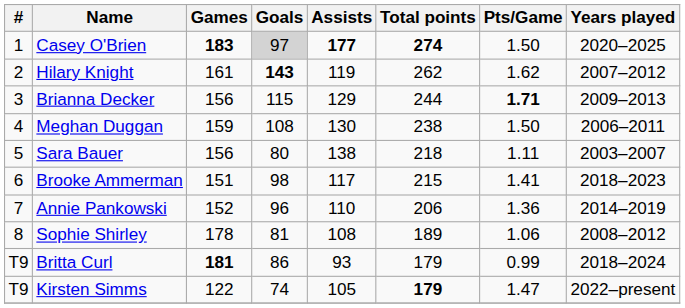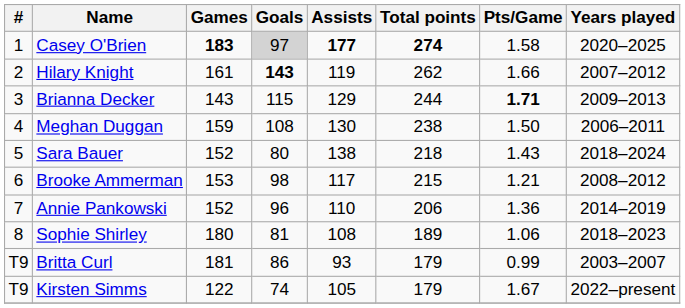(523, 45) 1.50 -> (523, 45) 1.58
(523, 72) 1.62 -> (523, 72) 1.66
(219, 99) 156 -> (219, 99) 143
(219, 153) 156 -> (219, 153) 152
(523, 153) 1.11 -> (523, 153) 1.43
(623, 153) 2003–2007 -> (623, 153) 2018–2024
(219, 180) 151 -> (219, 180) 153
(523, 180) 1.41 -> (523, 180) 1.21
(623, 180) 2018–2023 -> (623, 180) 2008–2012
(219, 235) 178 -> (219, 235) 180
(623, 235) 2008–2012 -> (623, 235) 2018–2023
(219, 262) bold -> (219, 262) normal
(623, 262) 2018–2024 -> (623, 262) 2003–2007
(428, 289) bold -> (428, 289) normal
(523, 289) 1.47 -> (523, 289) 1.67
